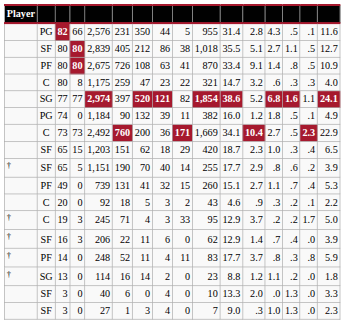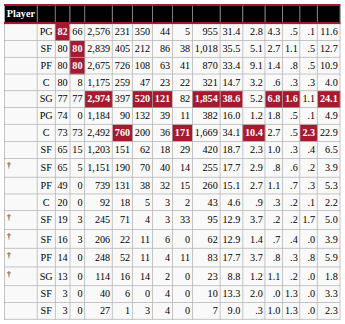(145, 185) 41 -> (145, 185) 38
(311, 185) .4 -> (311, 185) .3
(46, 220) C -> (46, 220) SF
